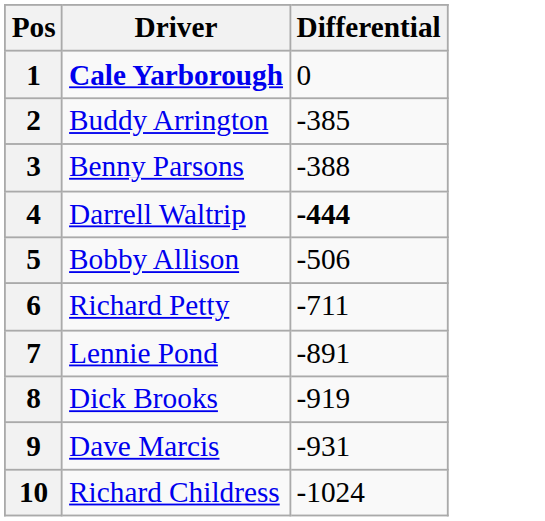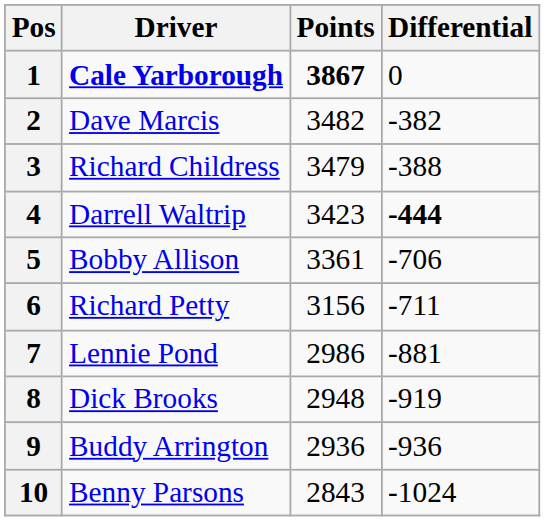+ column: (336, 27)
(169, 120) Buddy Arrington -> (144, 120) Dave Marcis
(323, 120) -385 -> (415, 120) -382
(157, 167) Benny Parsons -> (174, 167) Richard Childress
(323, 259) -506 -> (415, 259) -706
(323, 352) -891 -> (415, 352) -881
(144, 445) Dave Marcis -> (169, 445) Buddy Arrington
(323, 445) -931 -> (415, 445) -936
(174, 492) Richard Childress -> (157, 492) Benny Parsons
